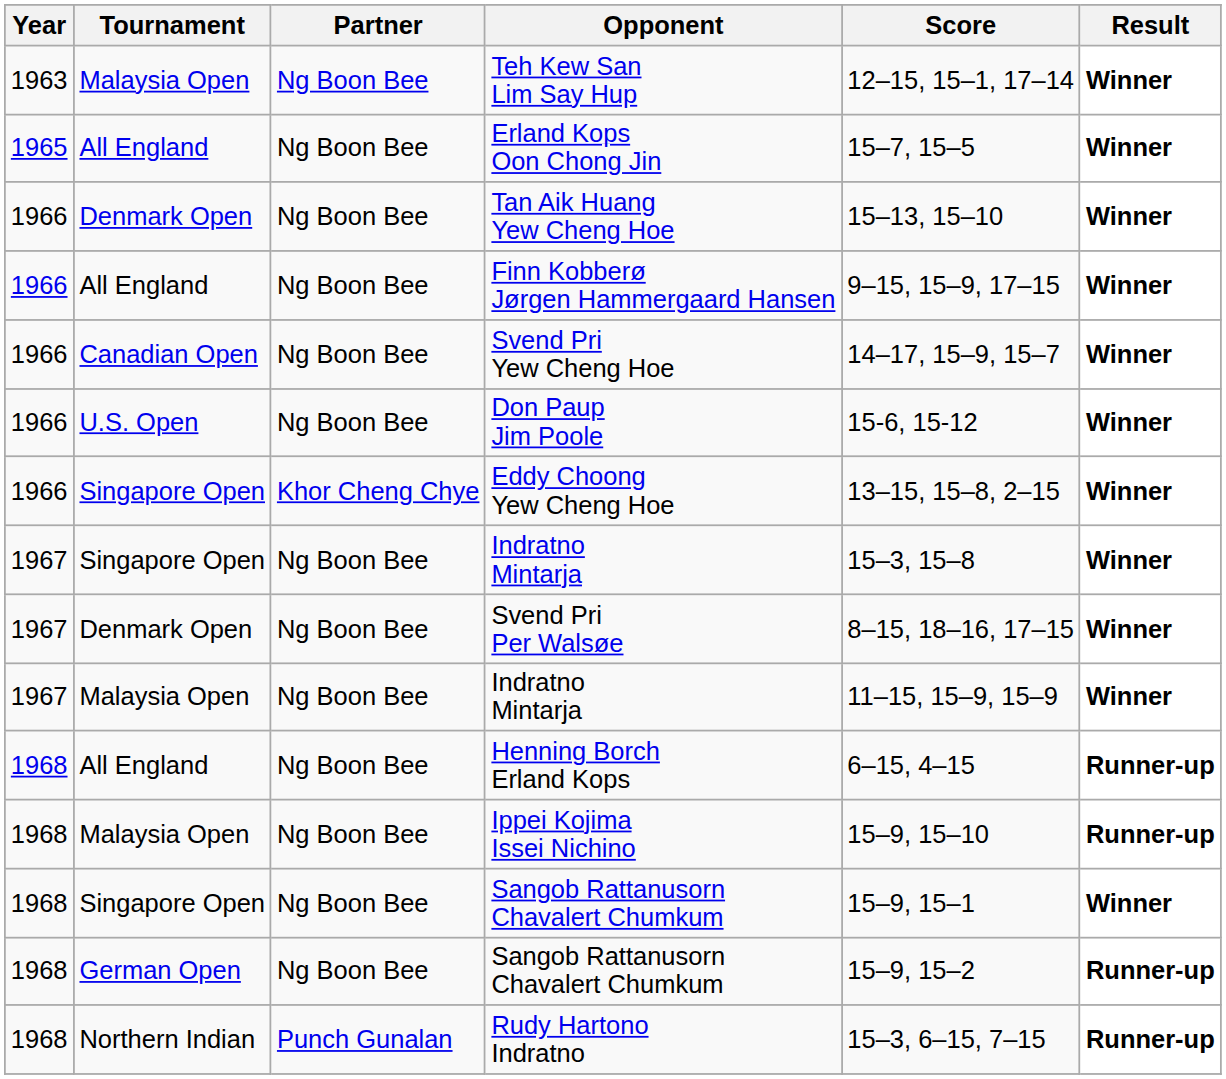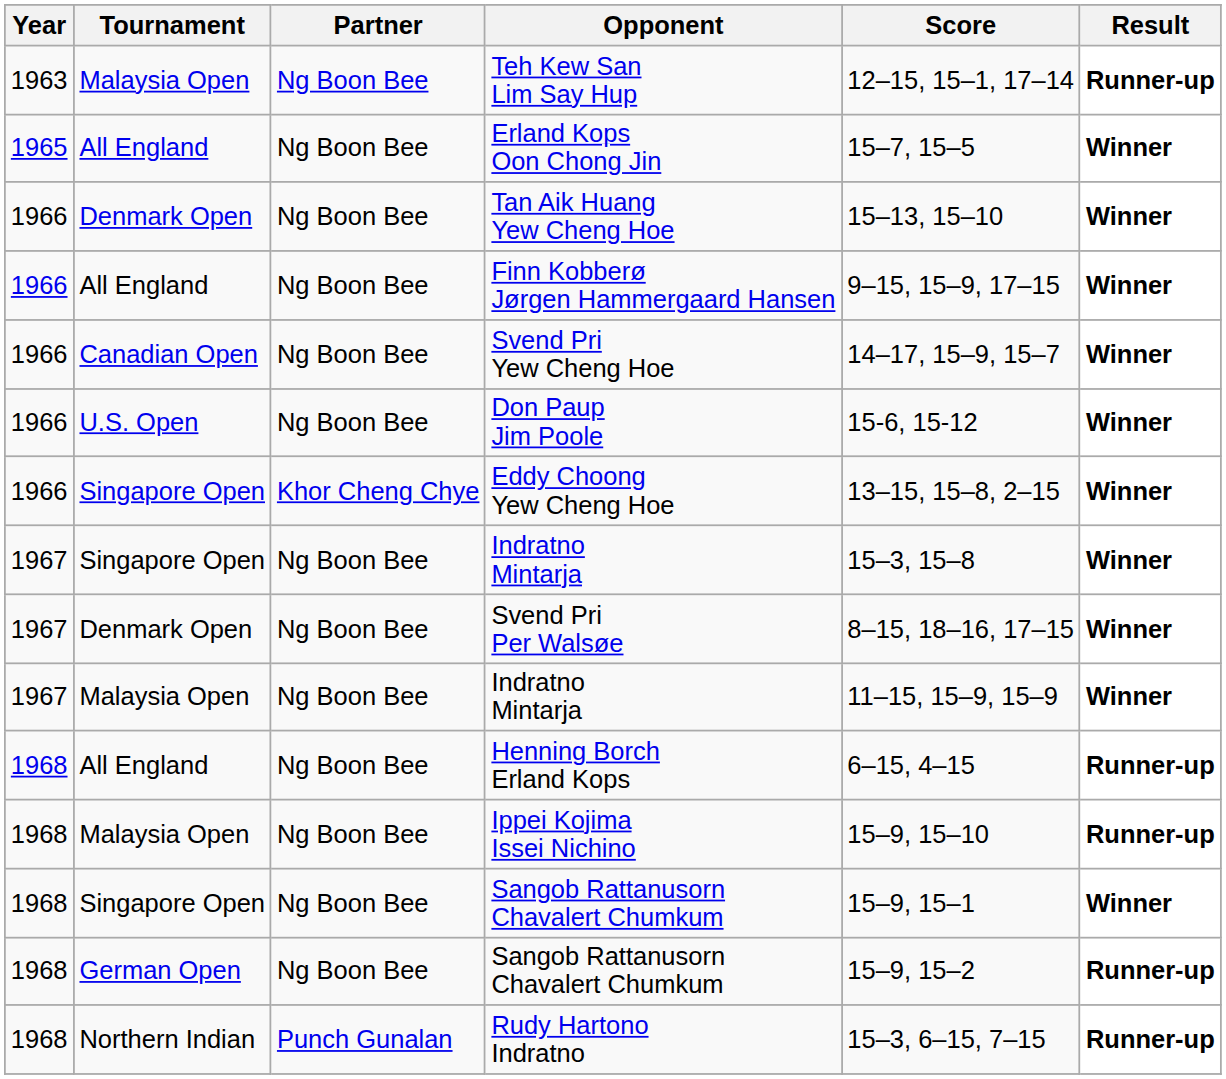(1129, 80) Winner -> (1150, 80) Runner-up
